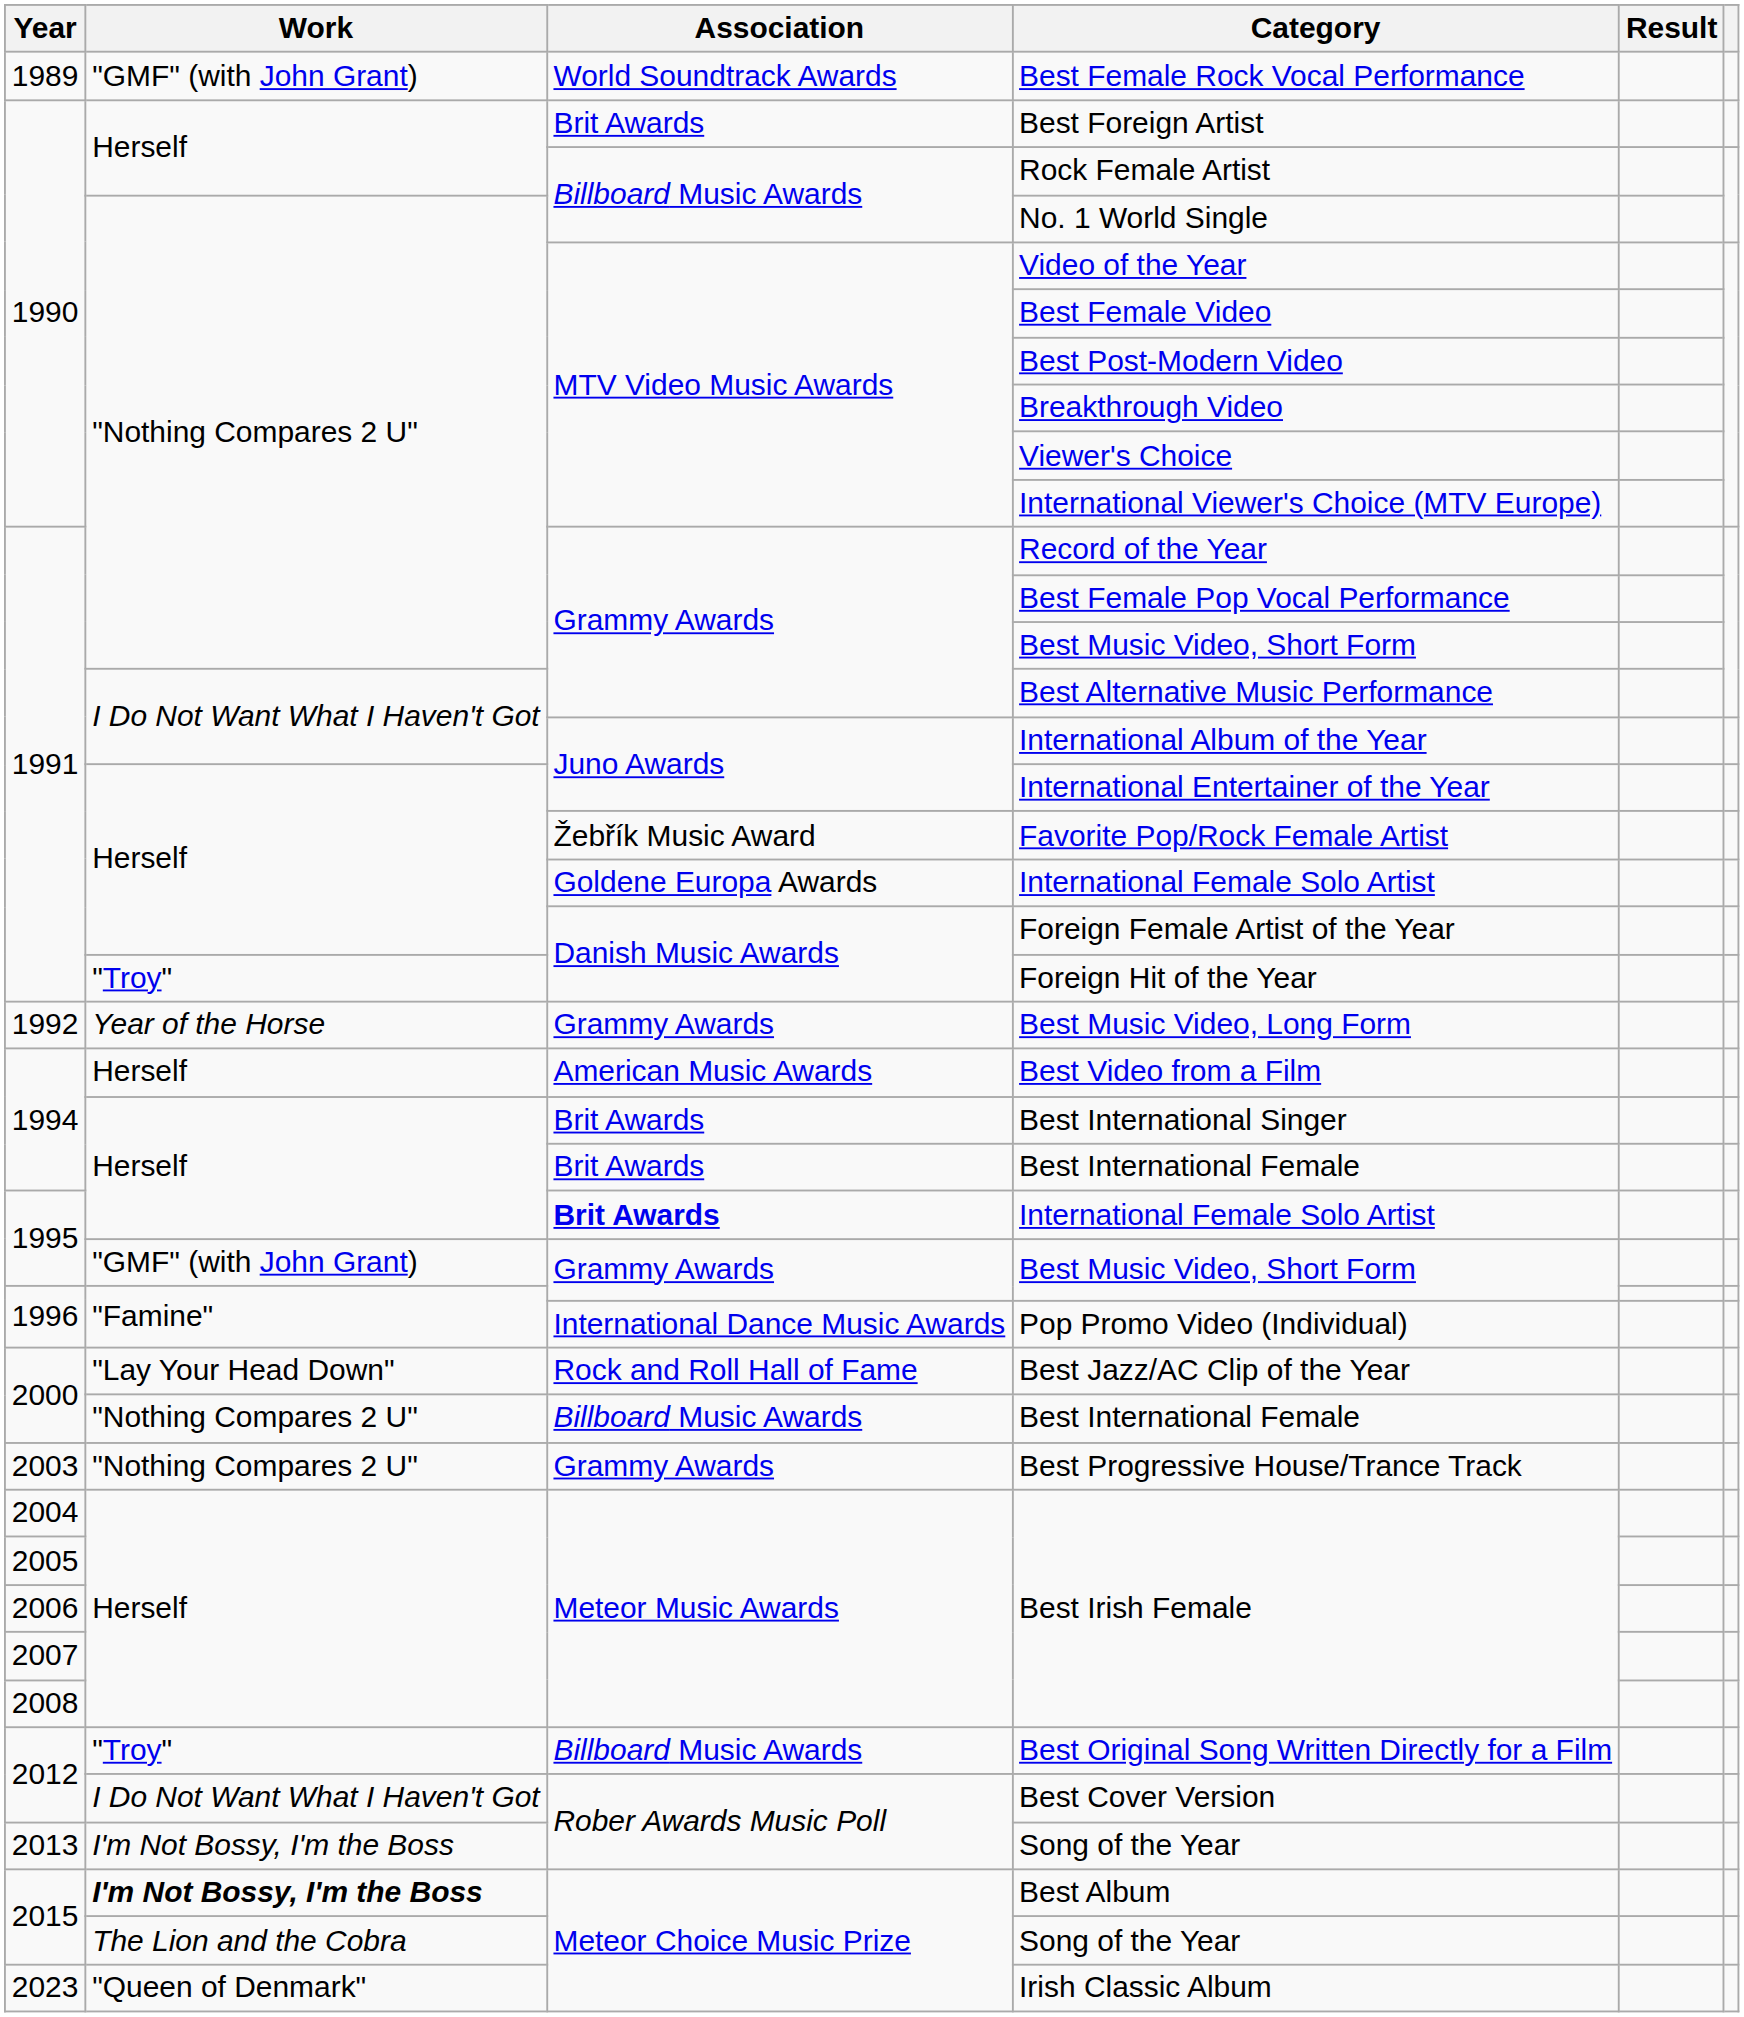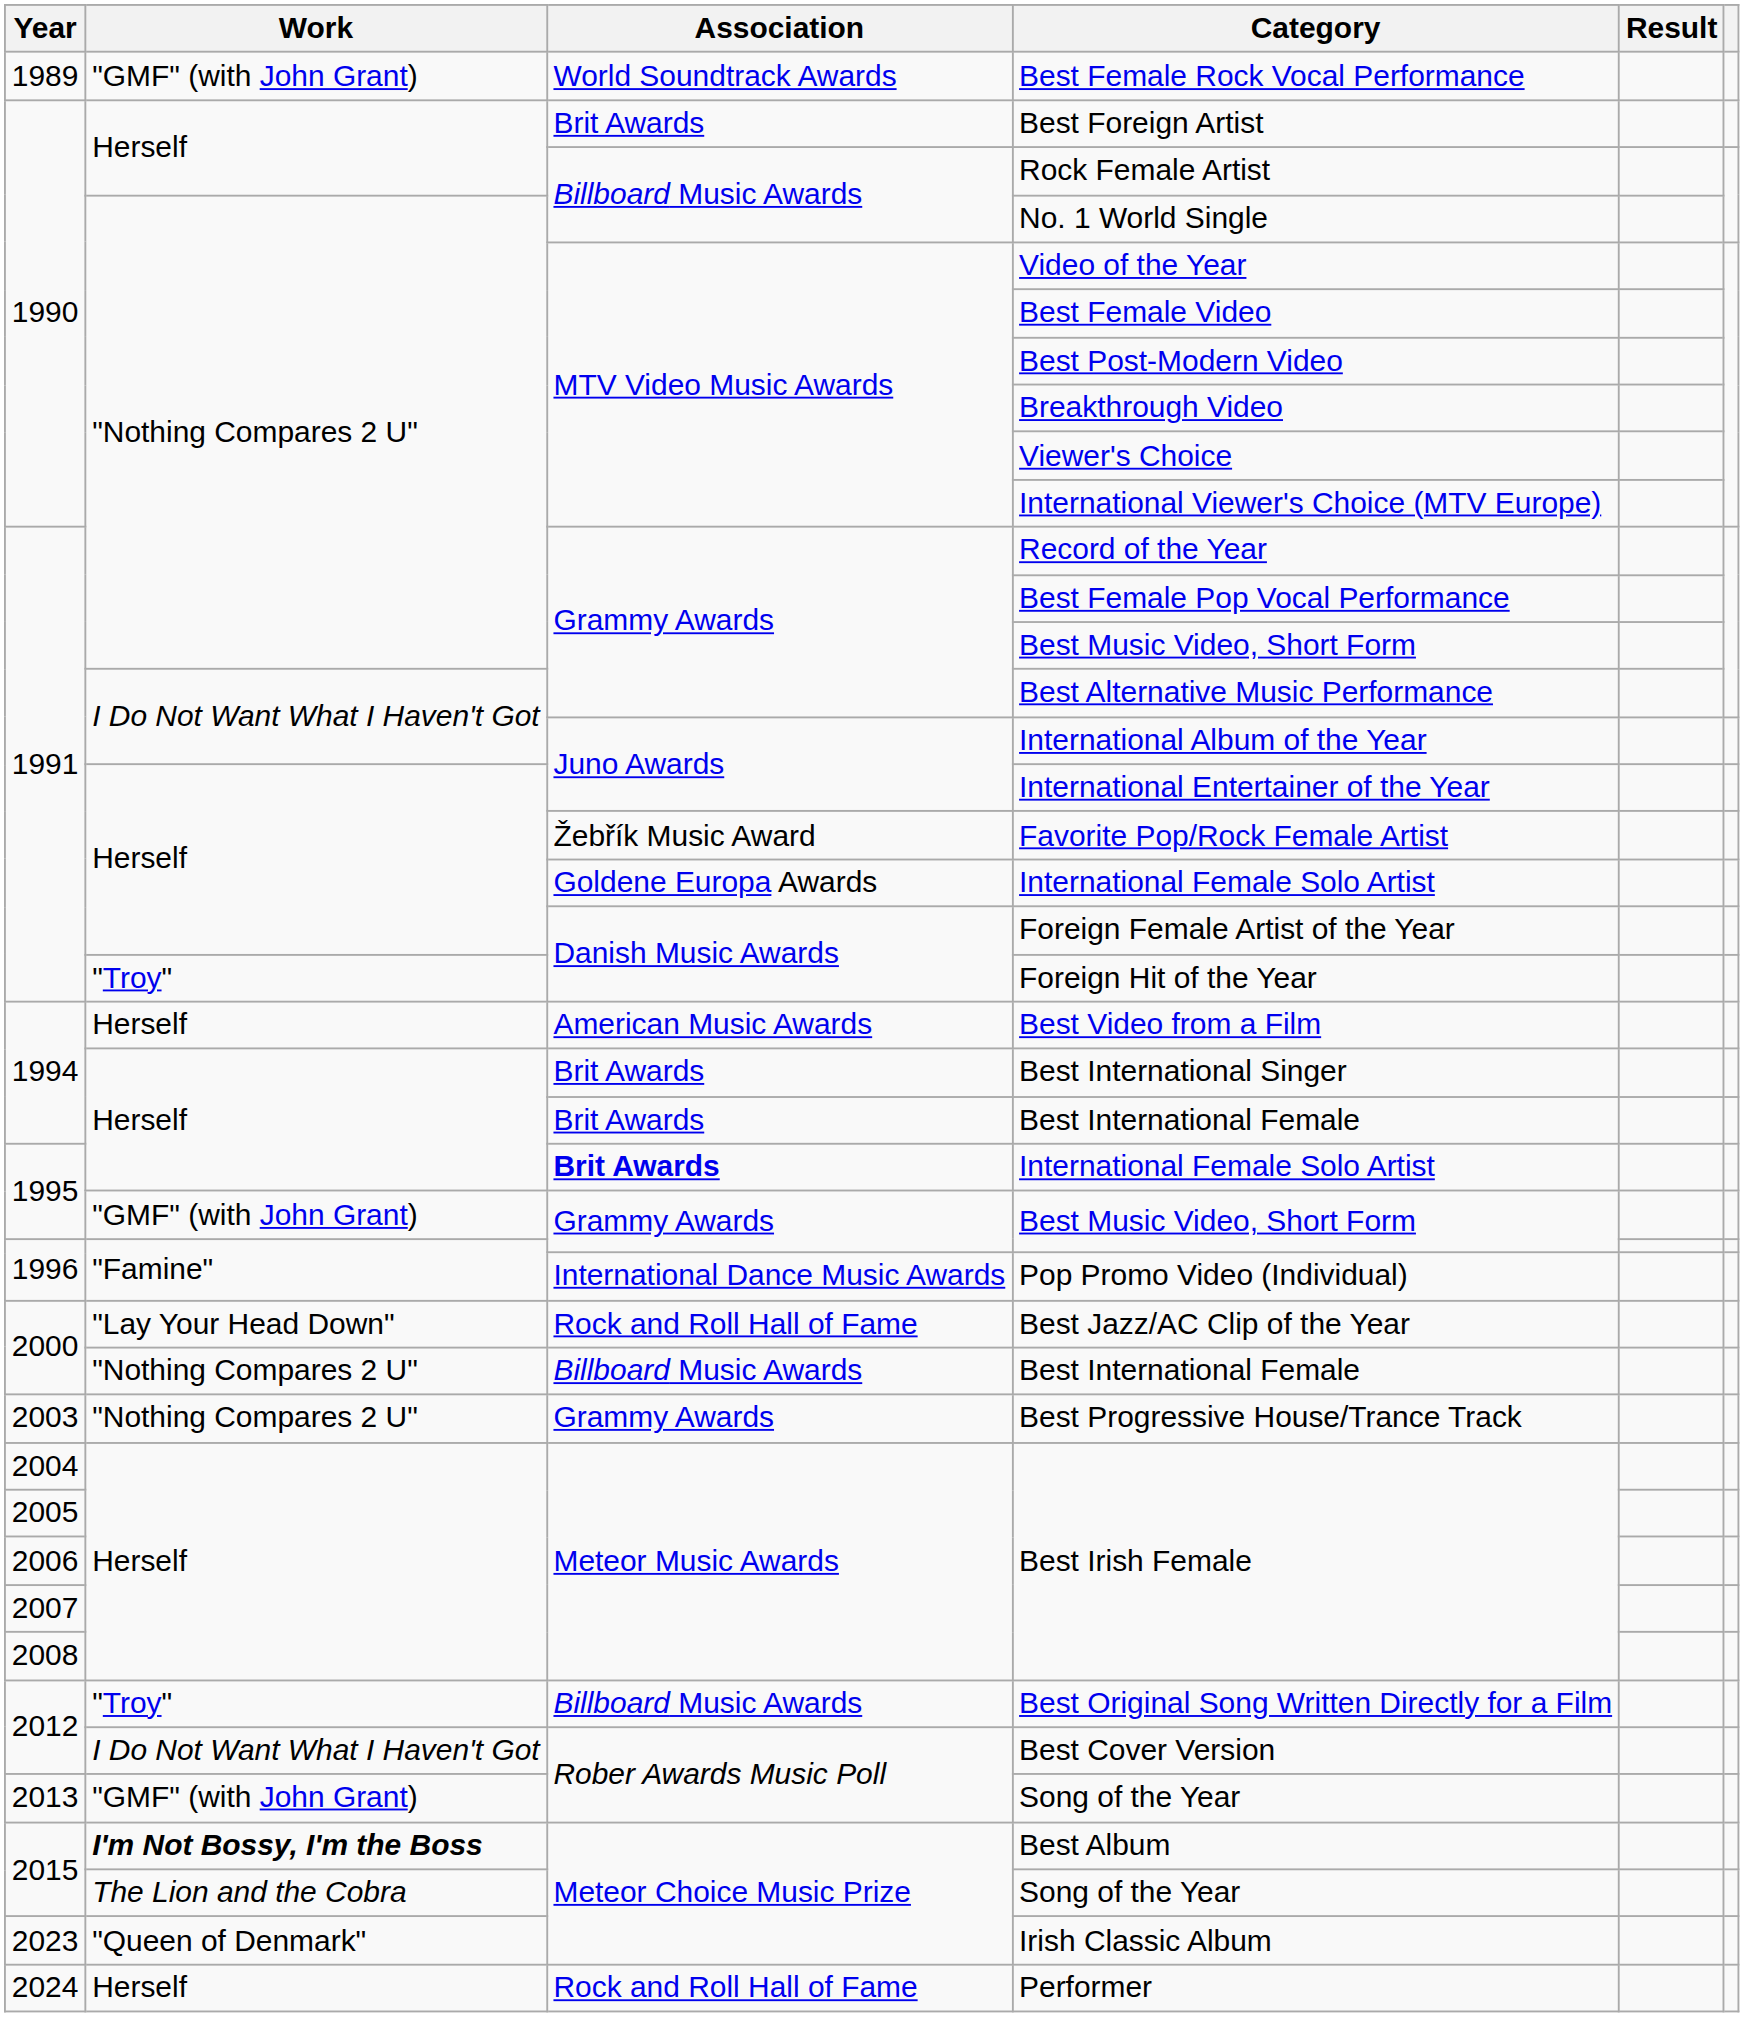- row: (45, 1024)
(273, 1845) I'm Not Bossy, I'm the Boss -> (255, 1797) "GMF" (with John Grant)
+ row: (45, 1987)
